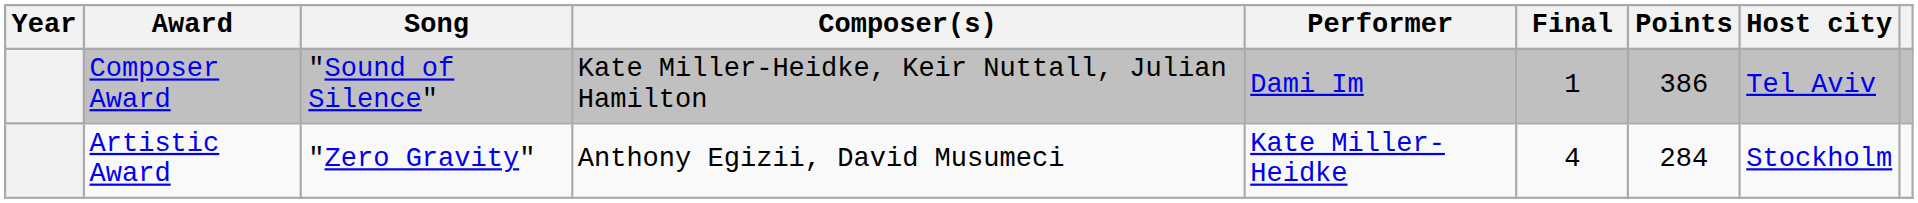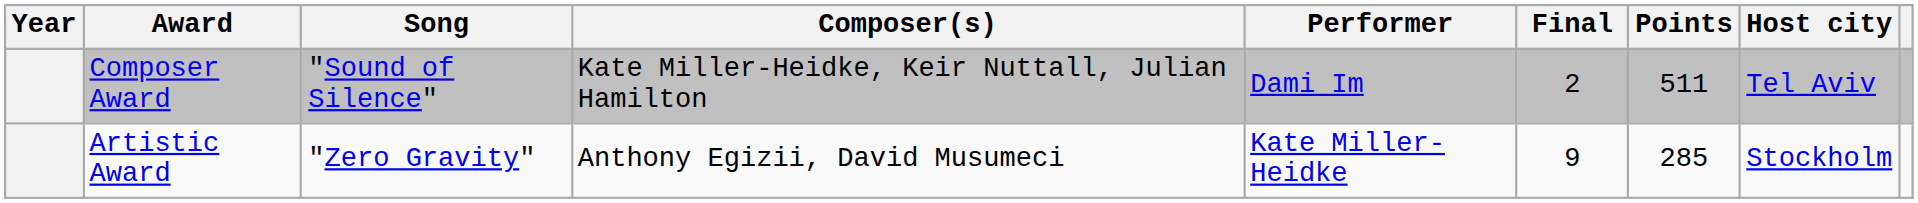(1572, 86) 1 -> (1572, 86) 2
(1684, 86) 386 -> (1684, 86) 511
(1572, 161) 4 -> (1572, 161) 9
(1684, 161) 284 -> (1684, 161) 285
